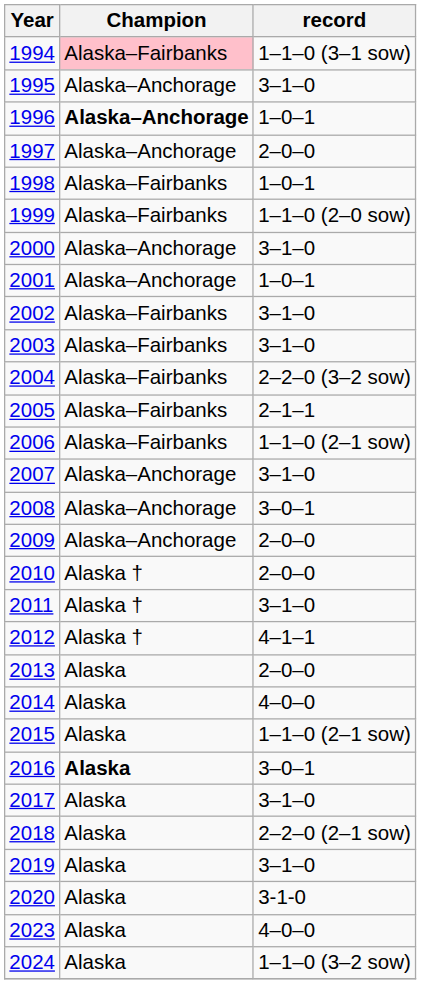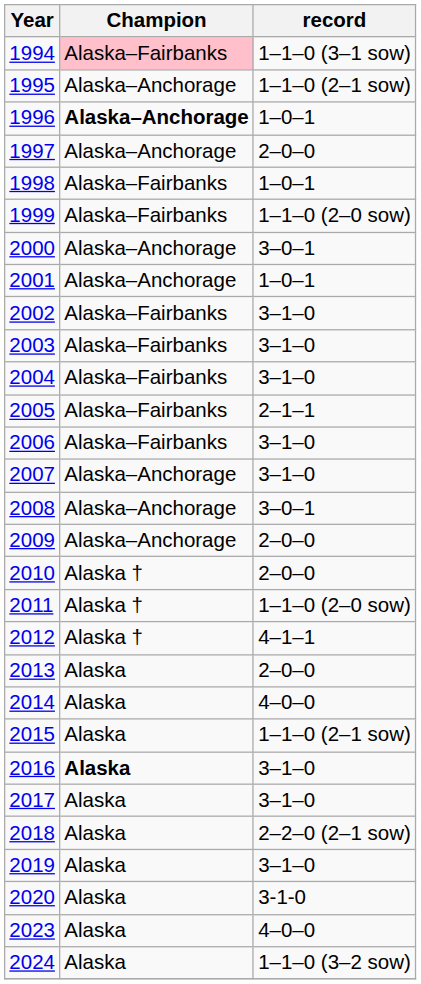(287, 85) 3–1–0 -> (334, 85) 1–1–0 (2–1 sow)
(287, 248) 3–1–0 -> (287, 248) 3–0–1
(334, 378) 2–2–0 (3–2 sow) -> (287, 378) 3–1–0
(334, 442) 1–1–0 (2–1 sow) -> (287, 442) 3–1–0
(287, 605) 3–1–0 -> (334, 605) 1–1–0 (2–0 sow)
(287, 767) 3–0–1 -> (287, 767) 3–1–0
